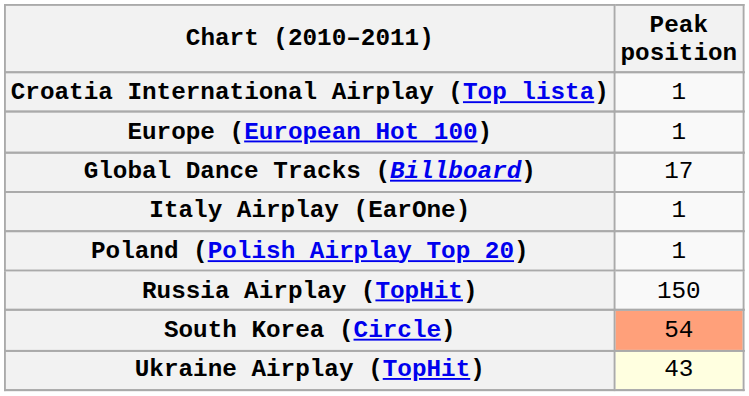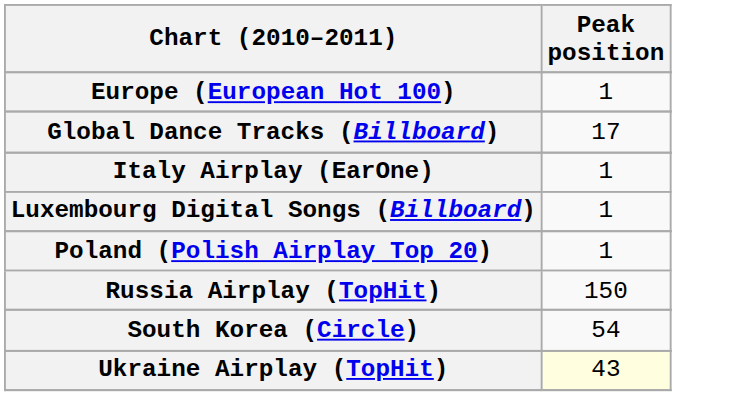- row: (310, 92)
+ row: (273, 211)
(679, 330) lightsalmon background -> (606, 330) no background
